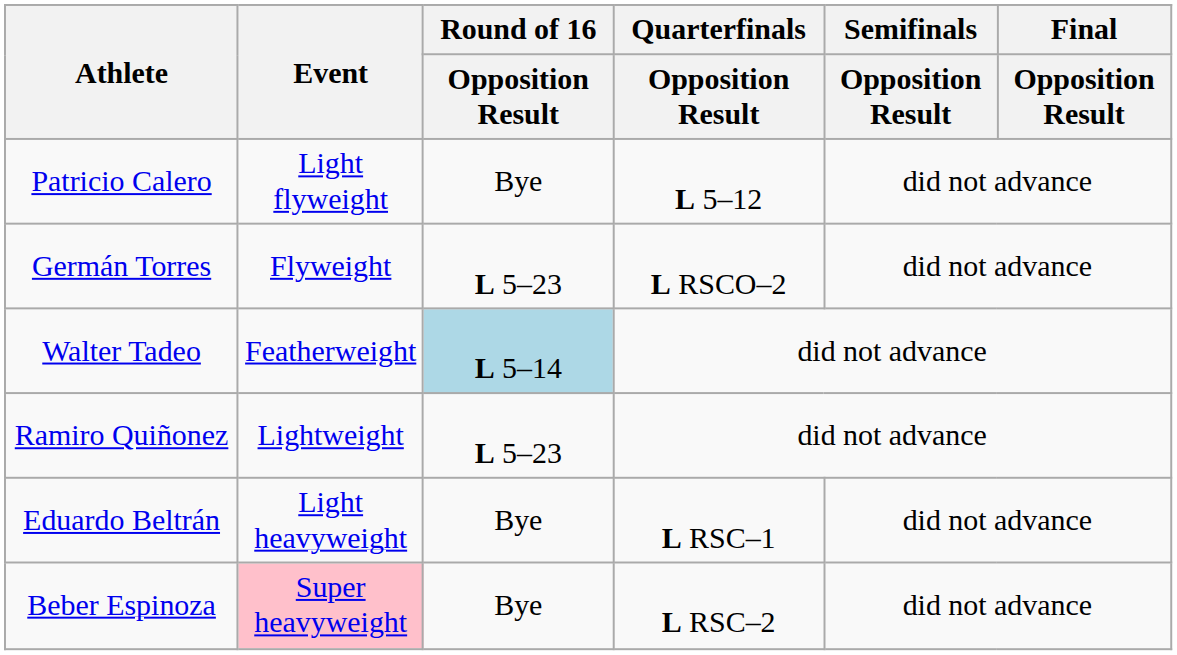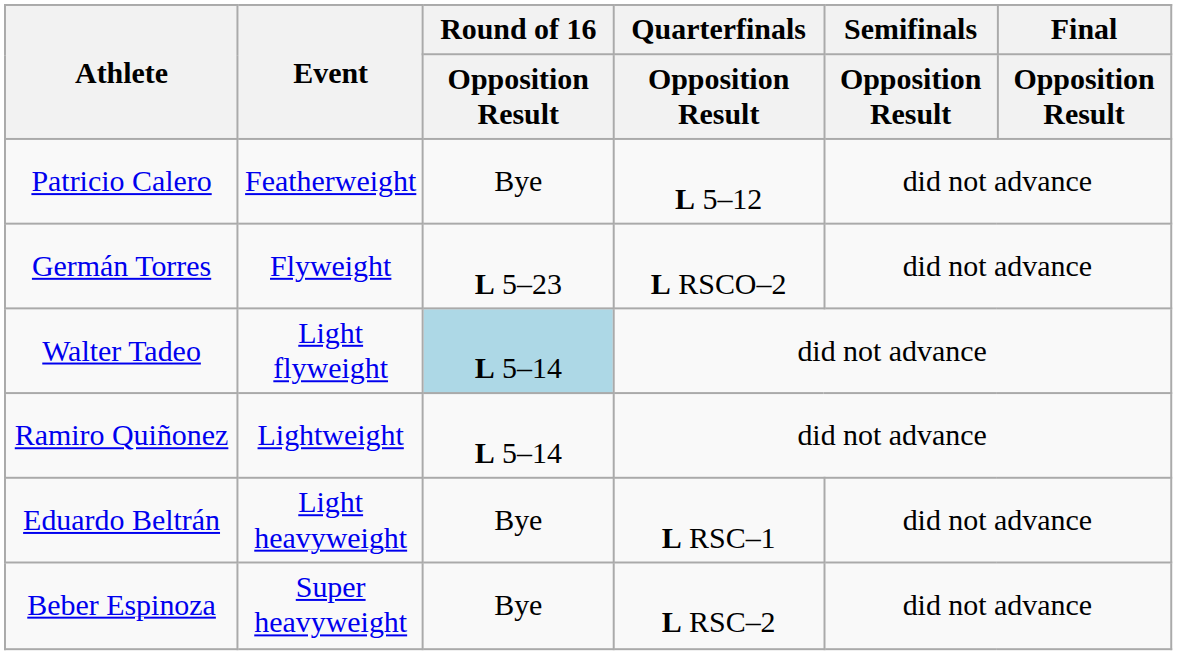(331, 181) Light flyweight -> (331, 181) Featherweight
(331, 350) Featherweight -> (331, 350) Light flyweight
(518, 453) L 5–23 -> (518, 453) L 5–14
(331, 605) pink background -> (331, 605) no background
